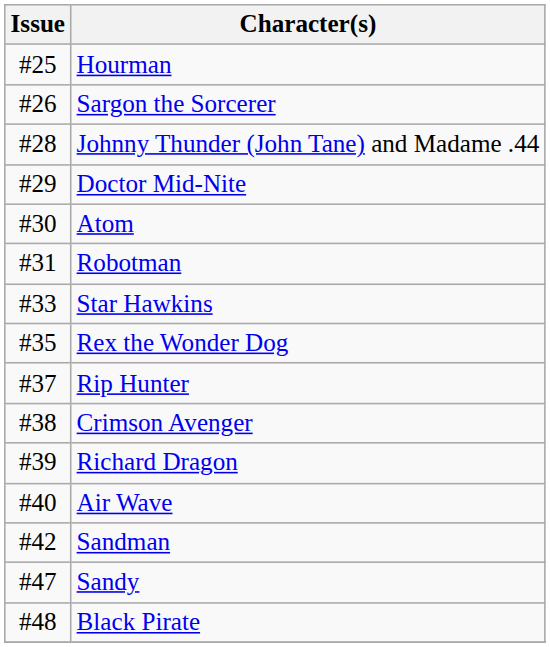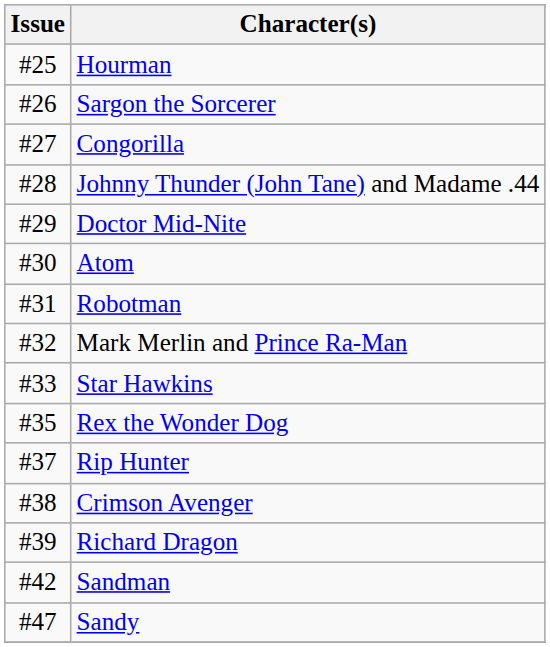+ row: (130, 143)
+ row: (242, 343)
- row: (125, 502)
- row: (138, 622)
